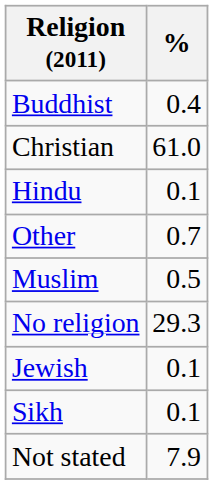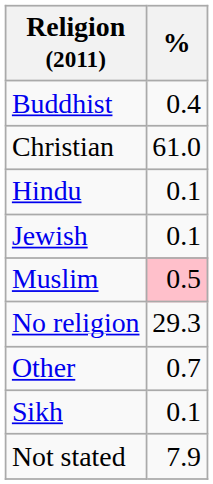rows swapped: (50, 367) <-> (44, 235)
(184, 279) no background -> (184, 279) pink background
